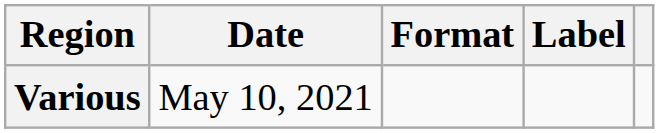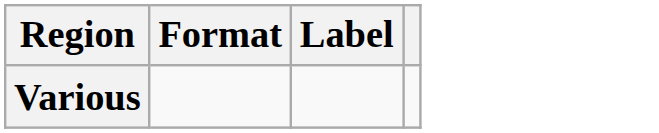- column: (266, 34)
